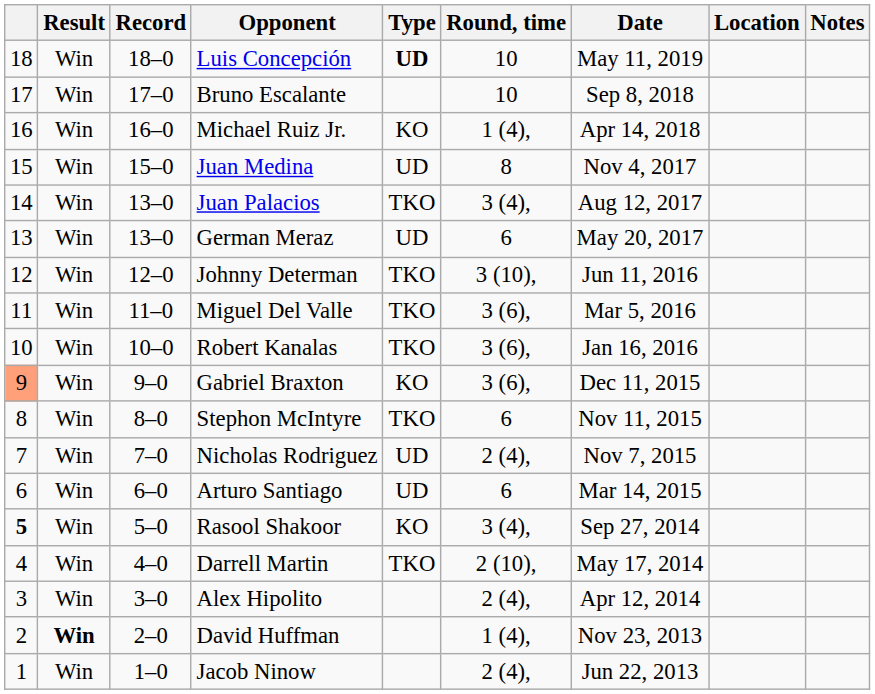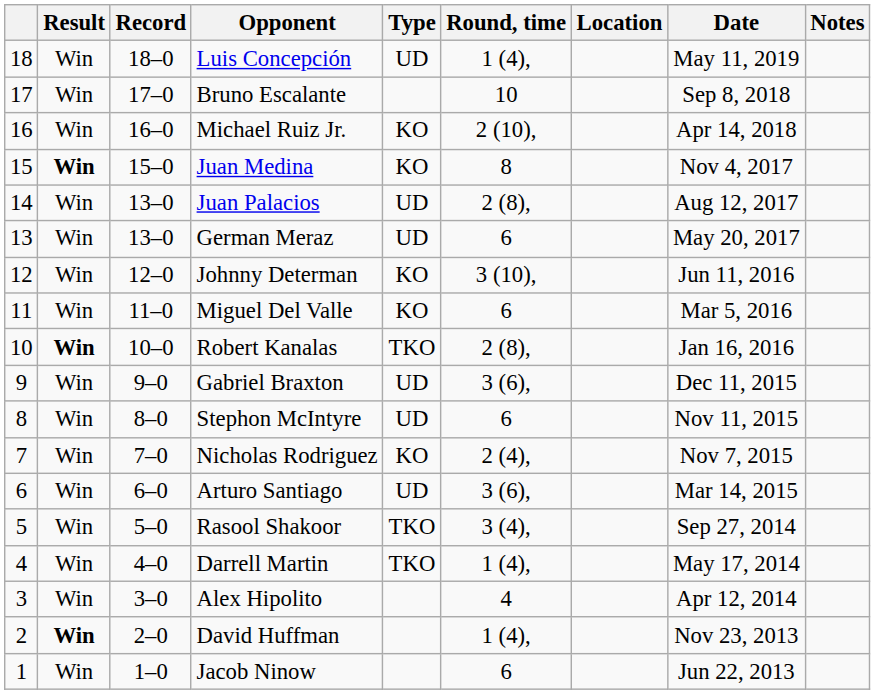columns swapped: (640, 22) <-> (757, 22)
(412, 58) bold -> (412, 58) normal
(506, 58) 10 -> (506, 58) 1 (4),
(506, 130) 1 (4), -> (506, 130) 2 (10),
(74, 166) normal -> (74, 166) bold
(412, 166) UD -> (412, 166) KO
(412, 202) TKO -> (412, 202) UD
(506, 202) 3 (4), -> (506, 202) 2 (8),
(412, 274) TKO -> (412, 274) KO
(412, 310) TKO -> (412, 310) KO
(506, 310) 3 (6), -> (506, 310) 6
(74, 346) normal -> (74, 346) bold
(506, 346) 3 (6), -> (506, 346) 2 (8),
(21, 382) lightsalmon background -> (21, 382) no background
(412, 382) KO -> (412, 382) UD
(412, 418) TKO -> (412, 418) UD
(412, 454) UD -> (412, 454) KO
(506, 490) 6 -> (506, 490) 3 (6),
(21, 526) bold -> (21, 526) normal
(412, 526) KO -> (412, 526) TKO
(506, 563) 2 (10), -> (506, 563) 1 (4),
(506, 599) 2 (4), -> (506, 599) 4
(506, 671) 2 (4), -> (506, 671) 6
